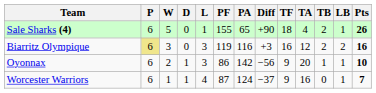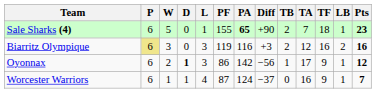columns swapped: (287, 12) <-> (324, 12)
(245, 29) normal -> (245, 29) bold
(305, 29) 4 -> (306, 29) 7
(362, 29) 26 -> (362, 29) 23
(186, 63) normal -> (186, 63) bold
(305, 63) 20 -> (306, 63) 17
(362, 63) 10 -> (362, 63) 12
